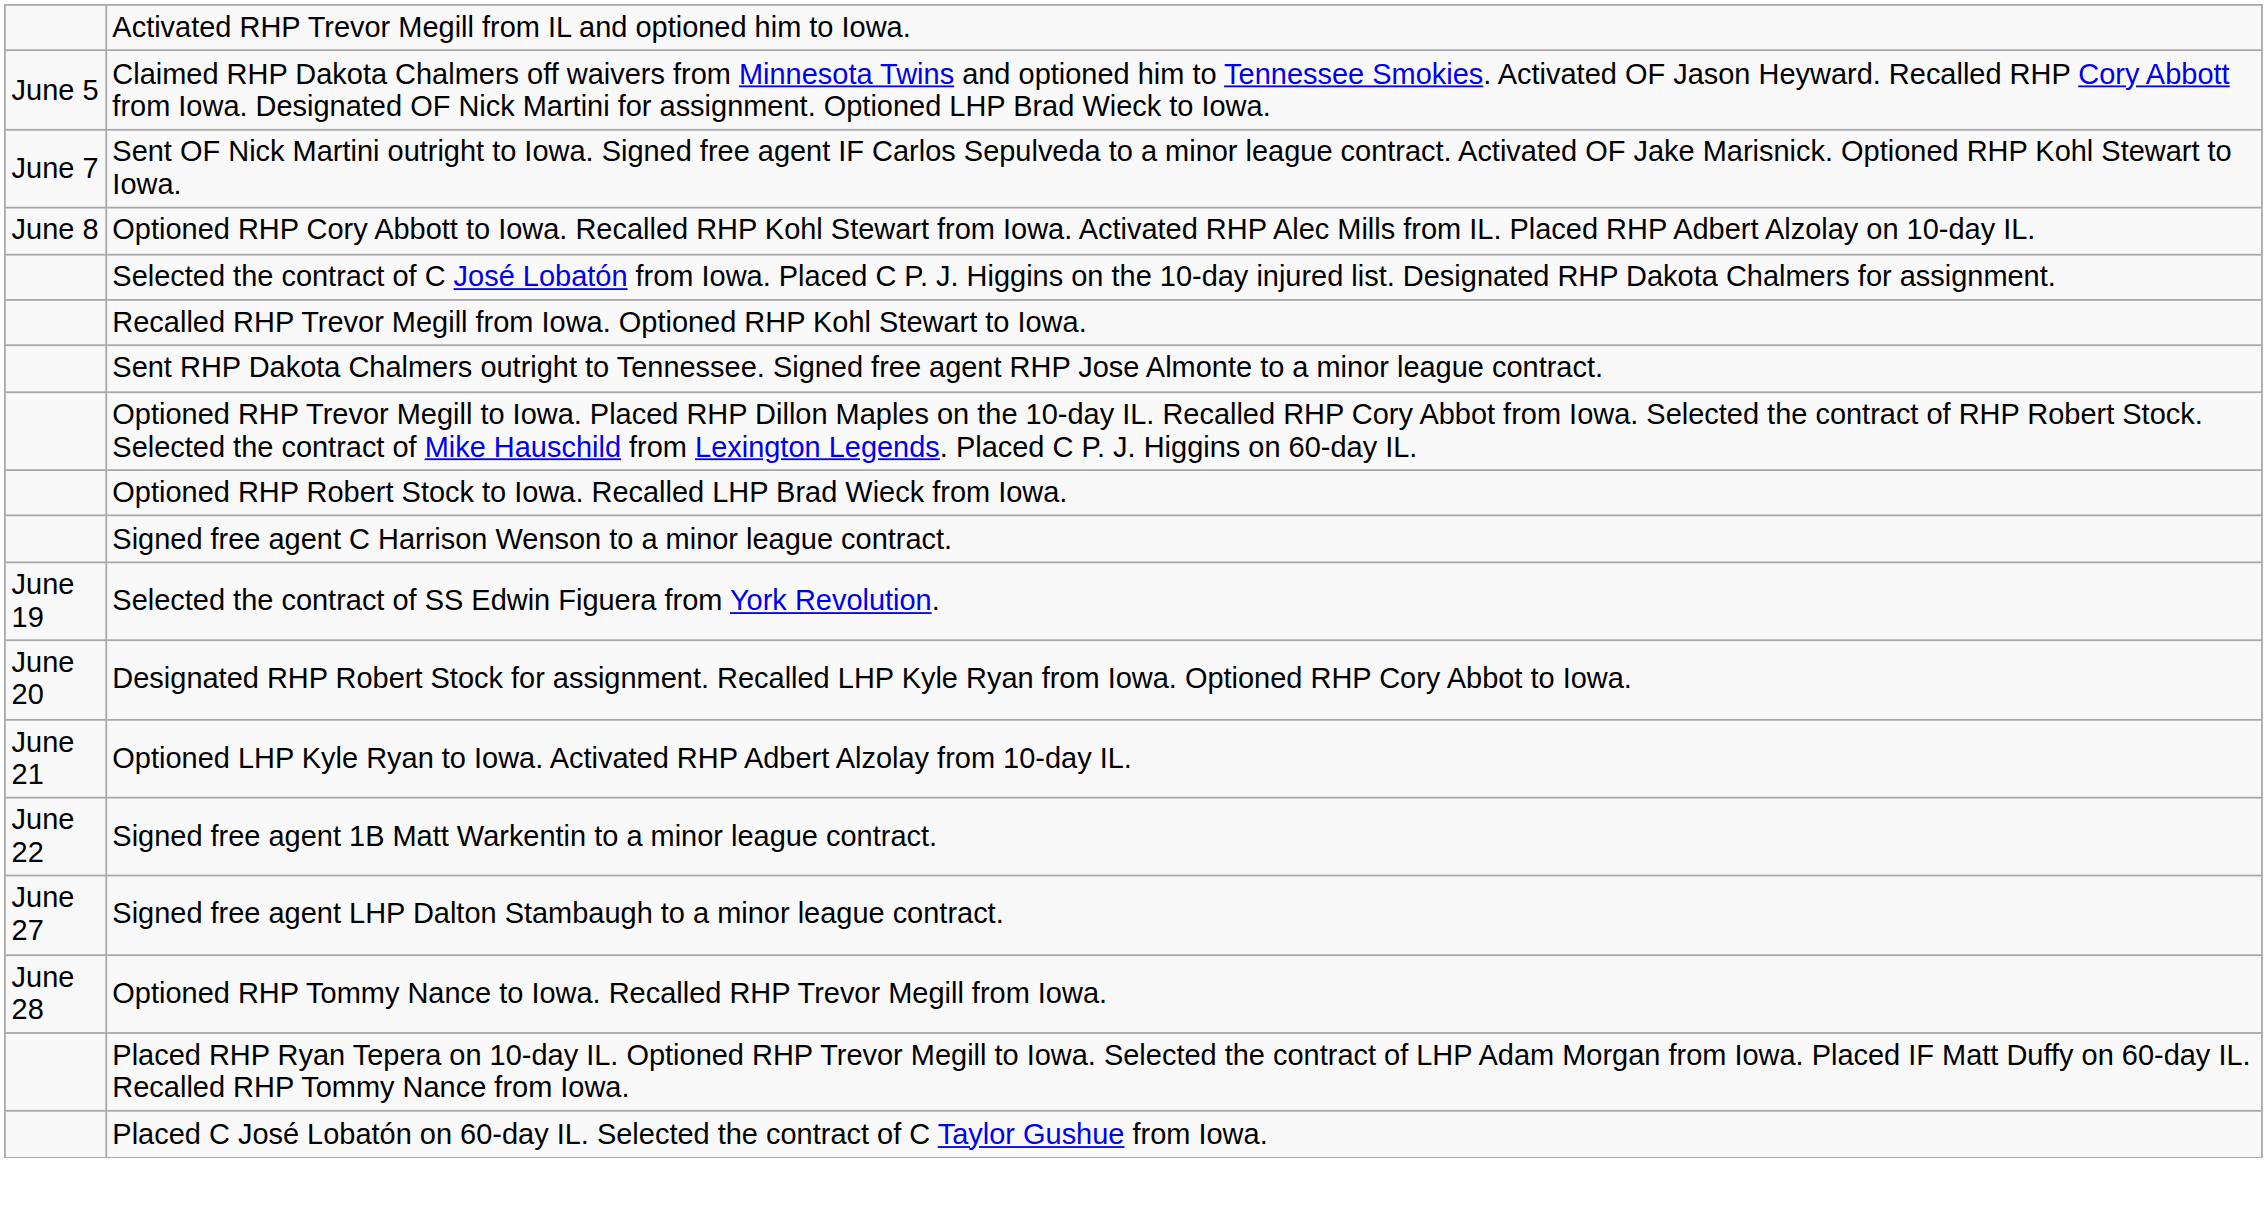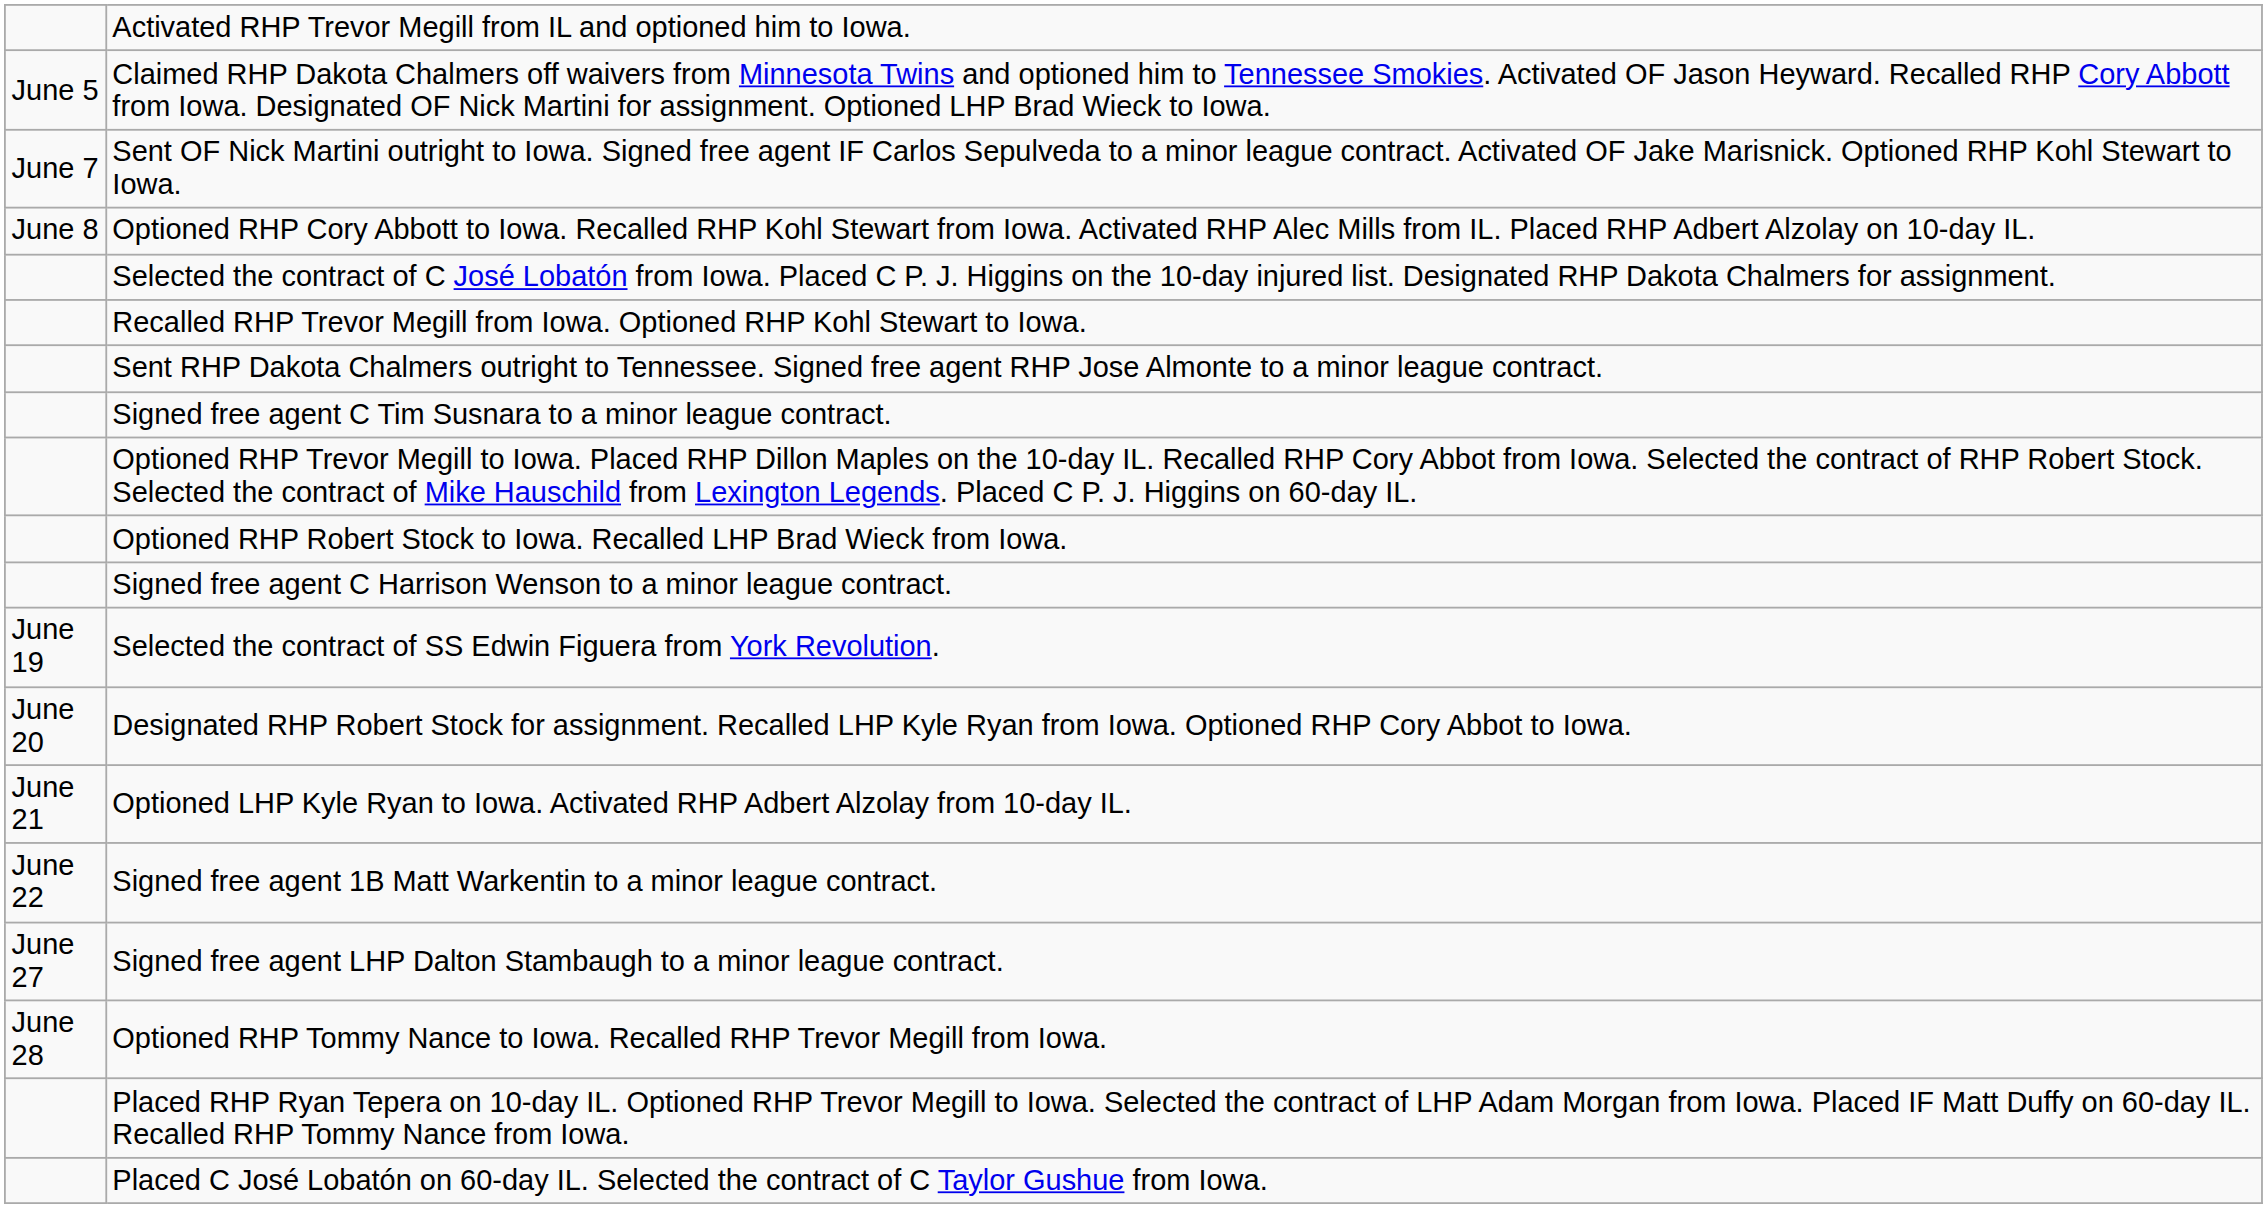+ row: (502, 414)
